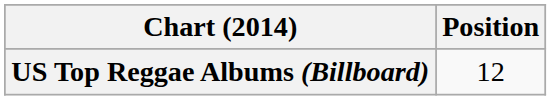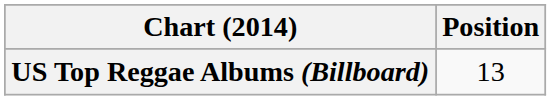(491, 71) 12 -> (491, 71) 13
